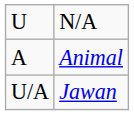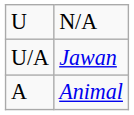rows swapped: (30, 92) <-> (19, 57)
